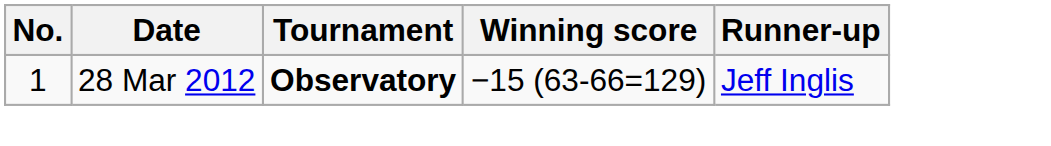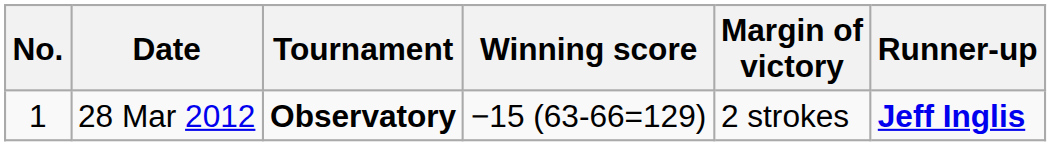+ column: (792, 48)
(787, 80) normal -> (952, 116) bold
